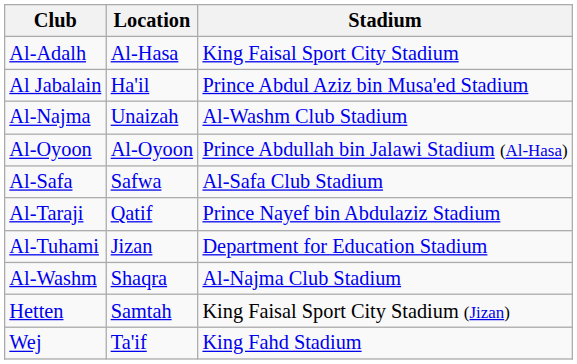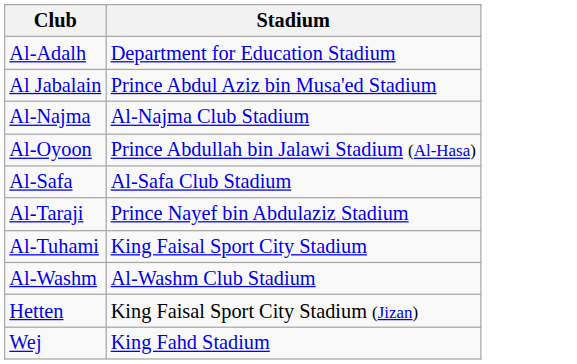- column: (152, 20)
(331, 52) King Faisal Sport City Stadium -> (253, 52) Department for Education Stadium
(305, 117) Al-Washm Club Stadium -> (210, 117) Al-Najma Club Stadium
(345, 246) Department for Education Stadium -> (239, 246) King Faisal Sport City Stadium
(302, 278) Al-Najma Club Stadium -> (213, 278) Al-Washm Club Stadium
